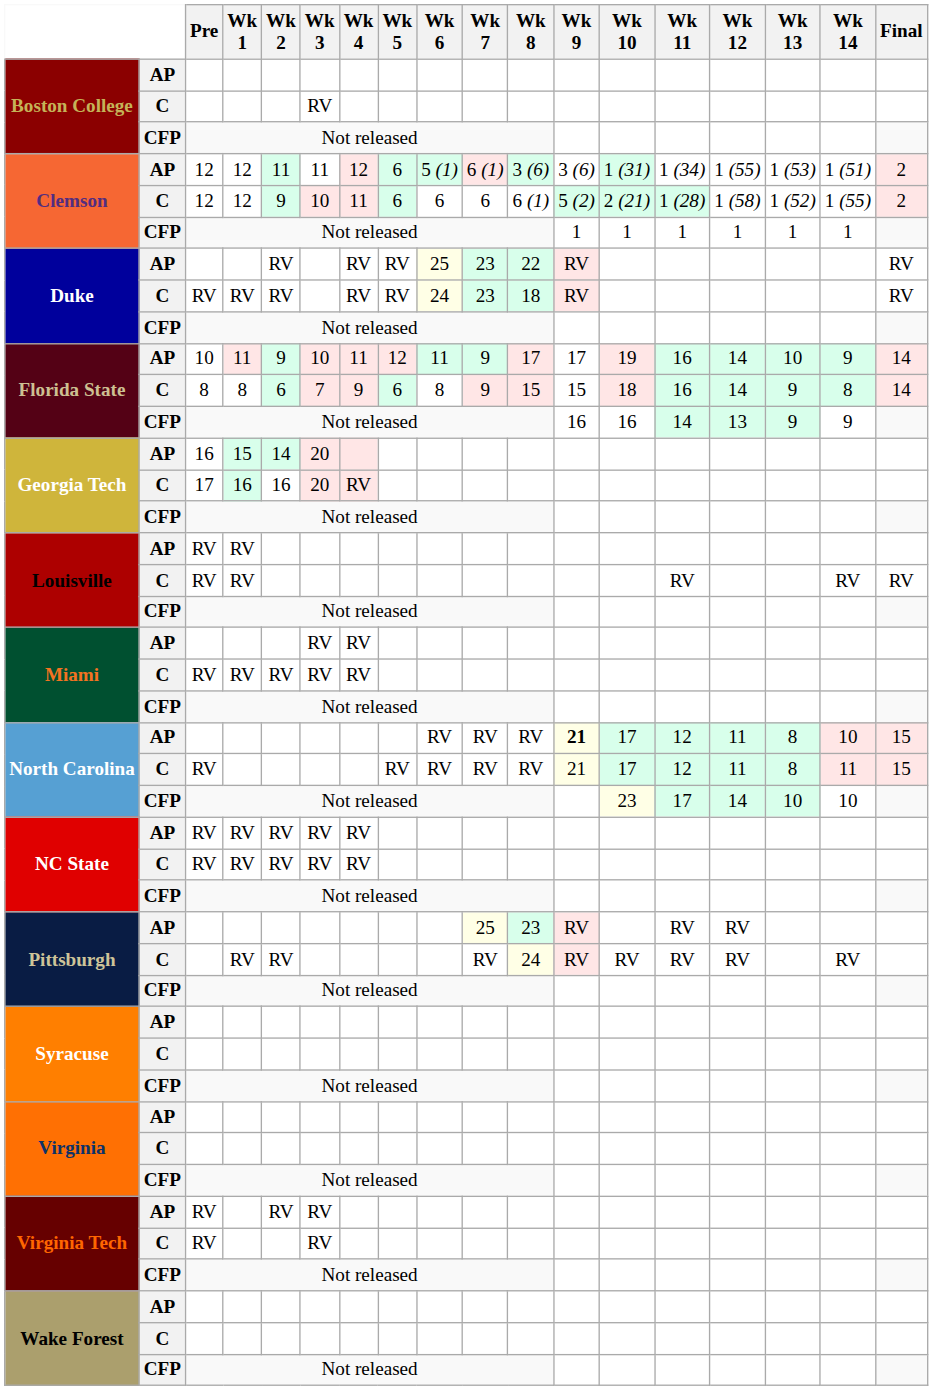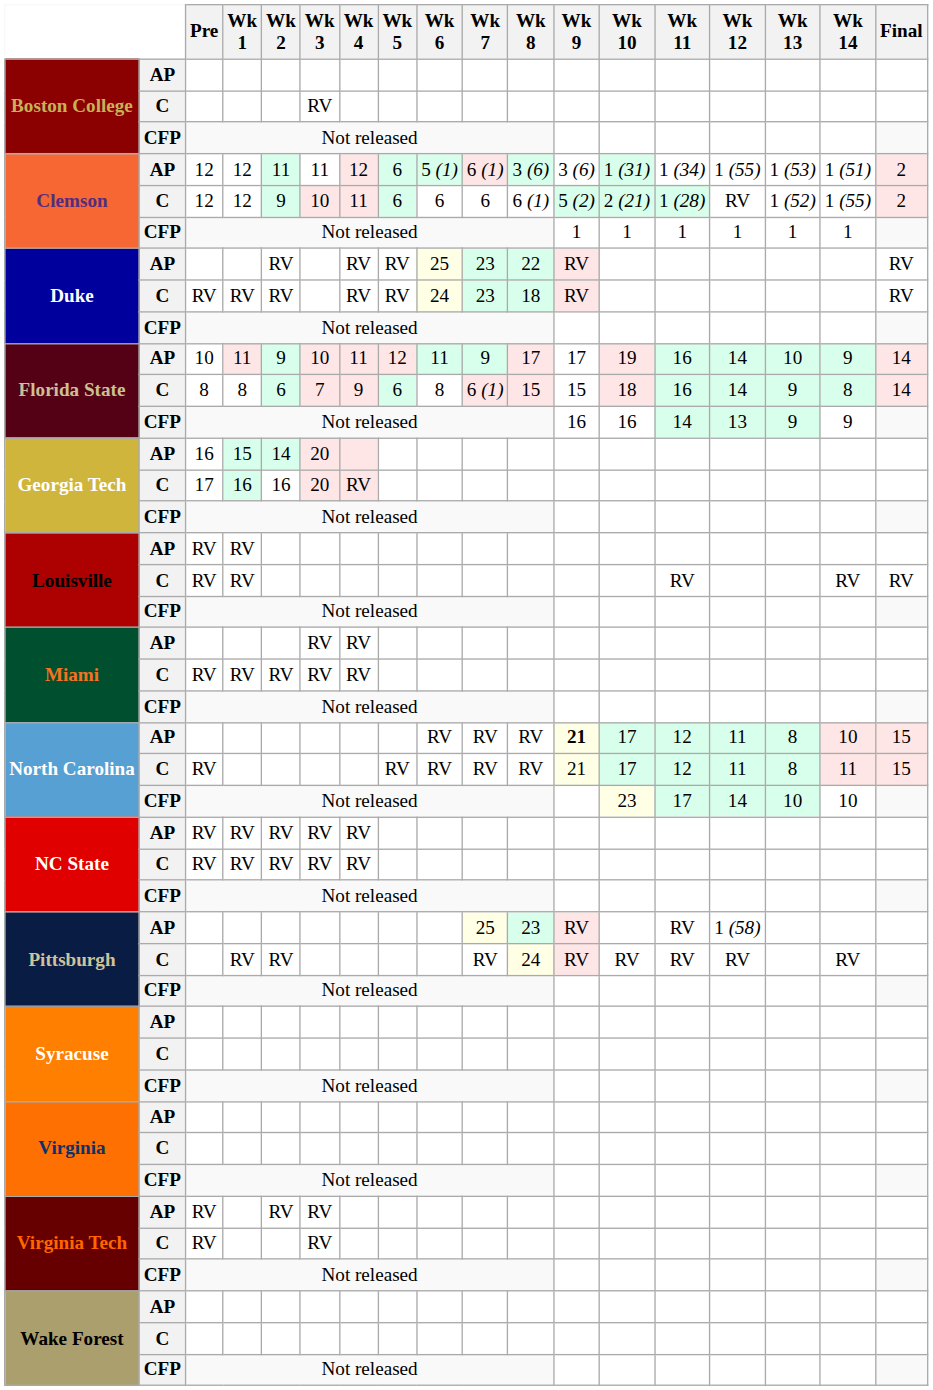(737, 201) 1 (58) -> (737, 201) RV
(485, 390) 9 -> (485, 390) 6 (1)
(737, 927) RV -> (737, 927) 1 (58)
